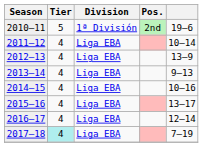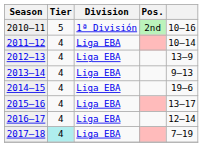(182, 27) 19–6 -> (182, 27) 10–16
(182, 88) 10–16 -> (182, 88) 19–6
